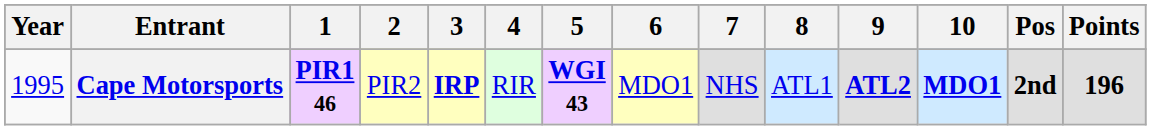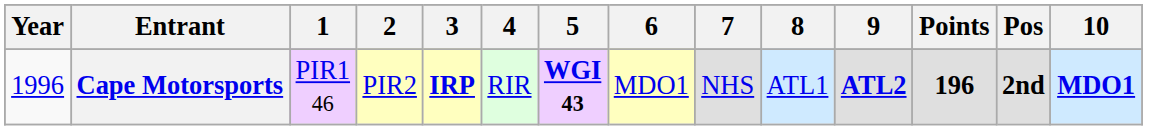columns swapped: (962, 26) <-> (1104, 26)
(38, 86) 1995 -> (38, 86) 1996
(325, 86) bold -> (323, 86) normal
